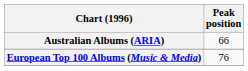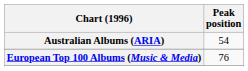(224, 40) 66 -> (224, 40) 54
